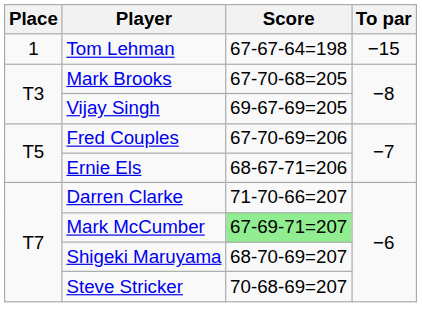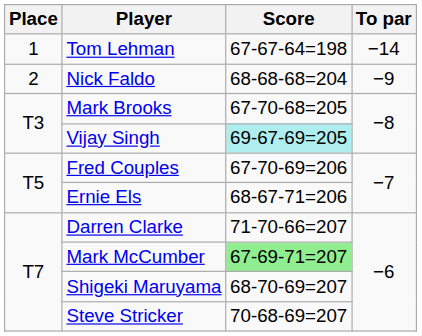(384, 49) −15 -> (384, 49) −14
+ row: (111, 78)
(289, 108) no background -> (289, 138) paleturquoise background
